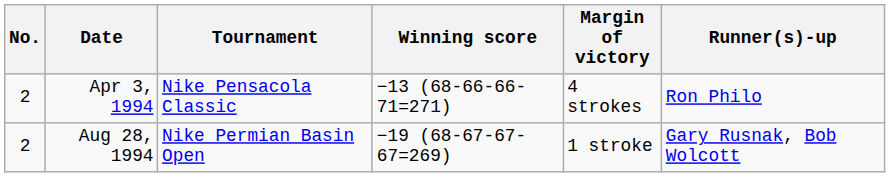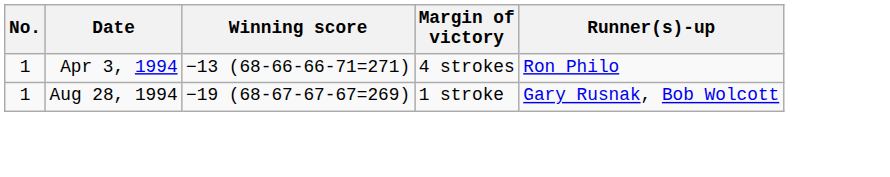- column: (265, 40)
(25, 99) 2 -> (25, 68) 1
(25, 147) 2 -> (25, 97) 1
